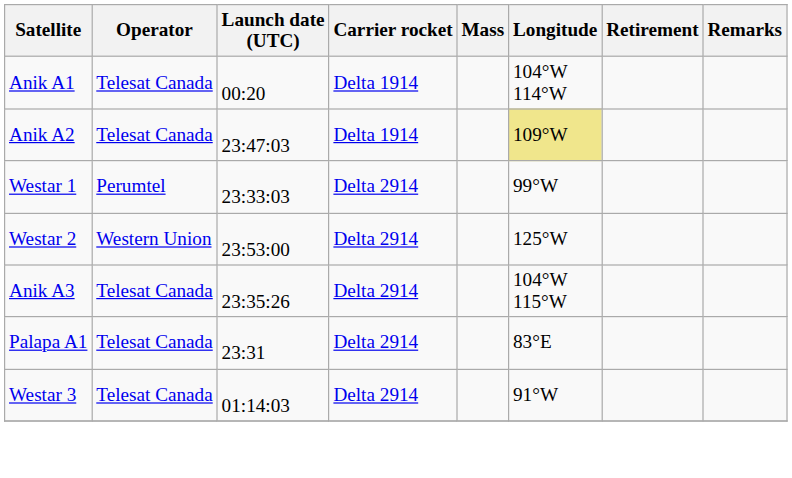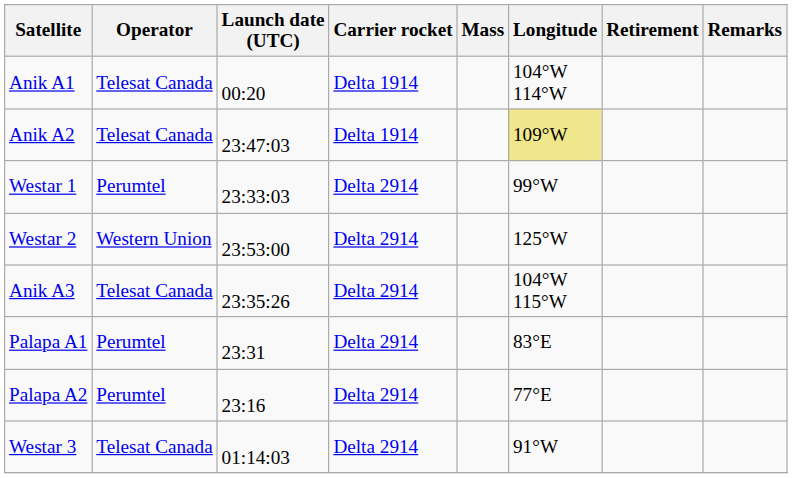(155, 342) Telesat Canada -> (131, 342) Perumtel
+ row: (48, 394)
